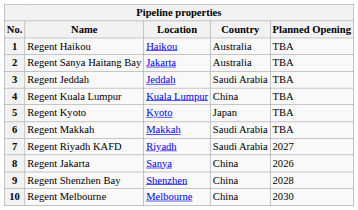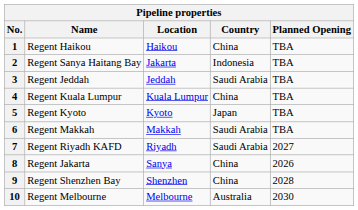(232, 46) Australia -> (225, 46) China
(232, 63) Australia -> (233, 63) Indonesia
(225, 197) China -> (232, 197) Australia
